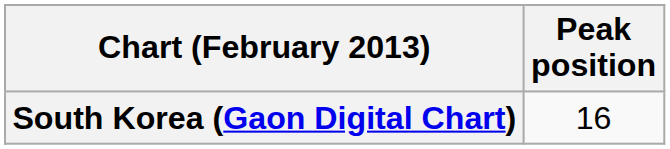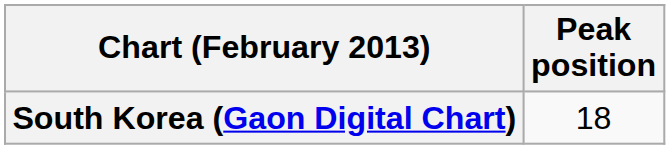(594, 117) 16 -> (594, 117) 18
